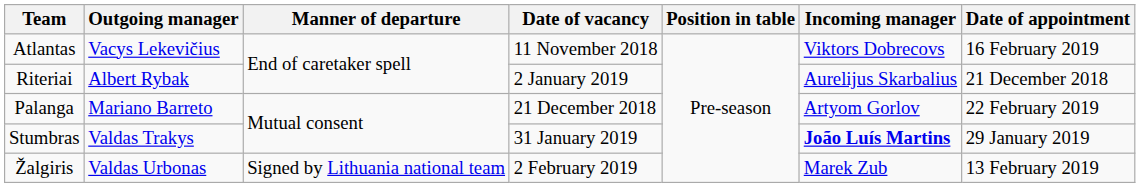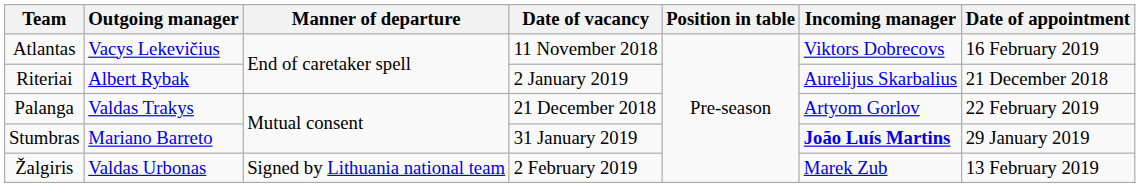(150, 108) Mariano Barreto -> (141, 108) Valdas Trakys
(141, 138) Valdas Trakys -> (150, 138) Mariano Barreto
